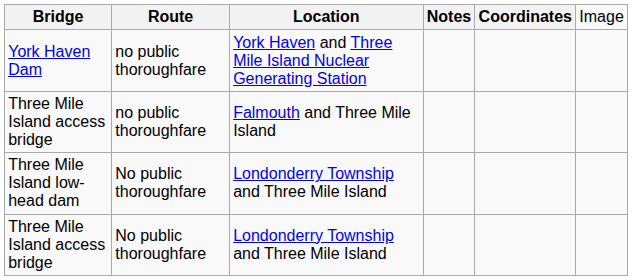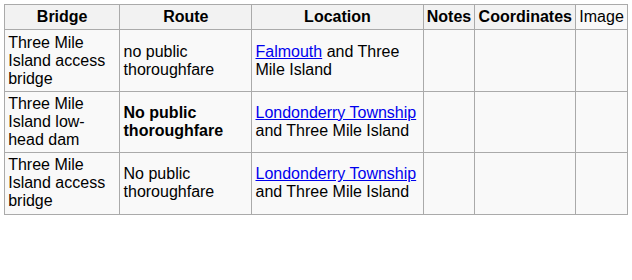- row: (49, 60)
(161, 183) normal -> (173, 121) bold
